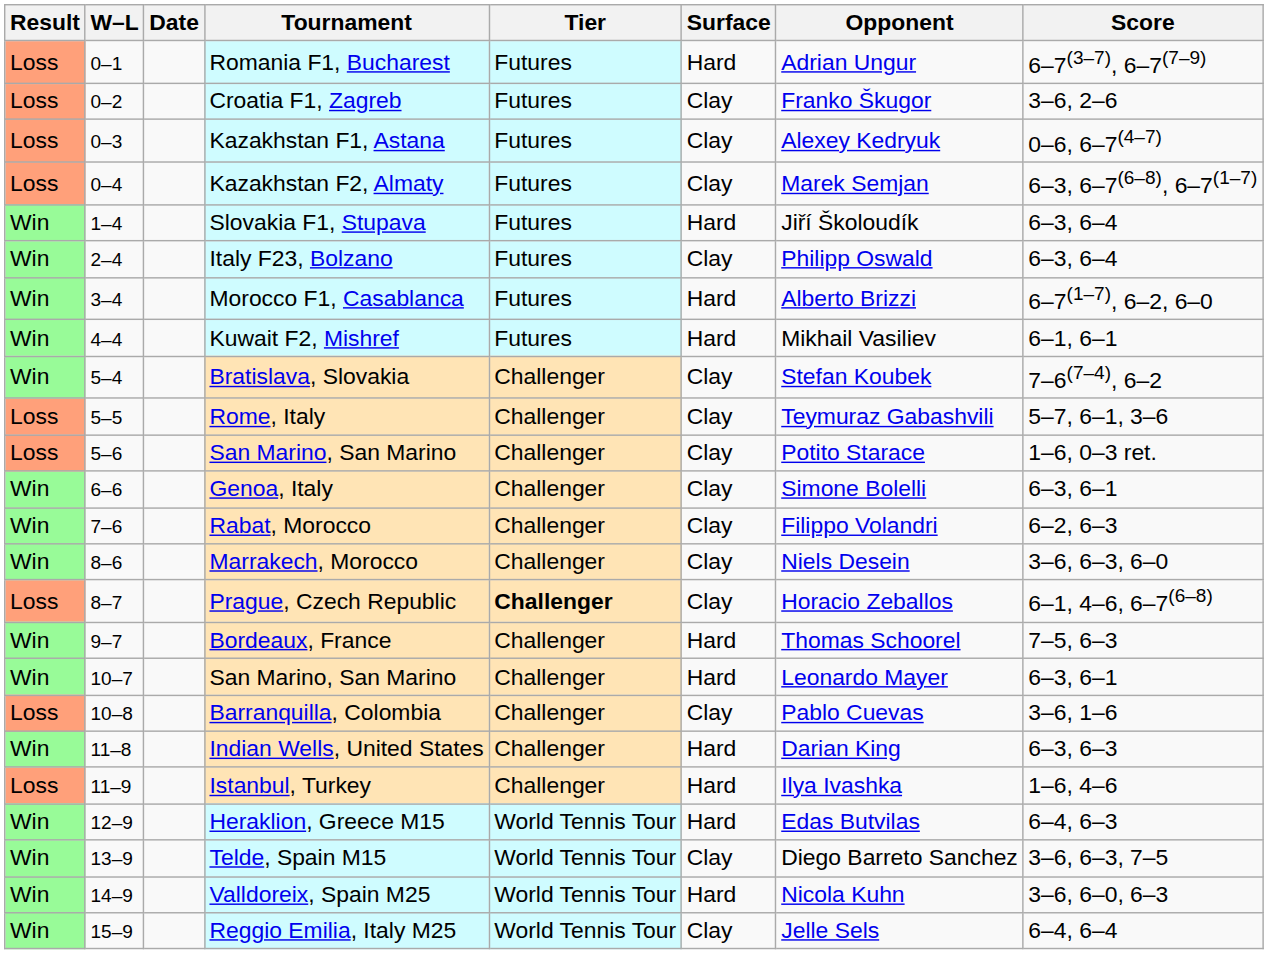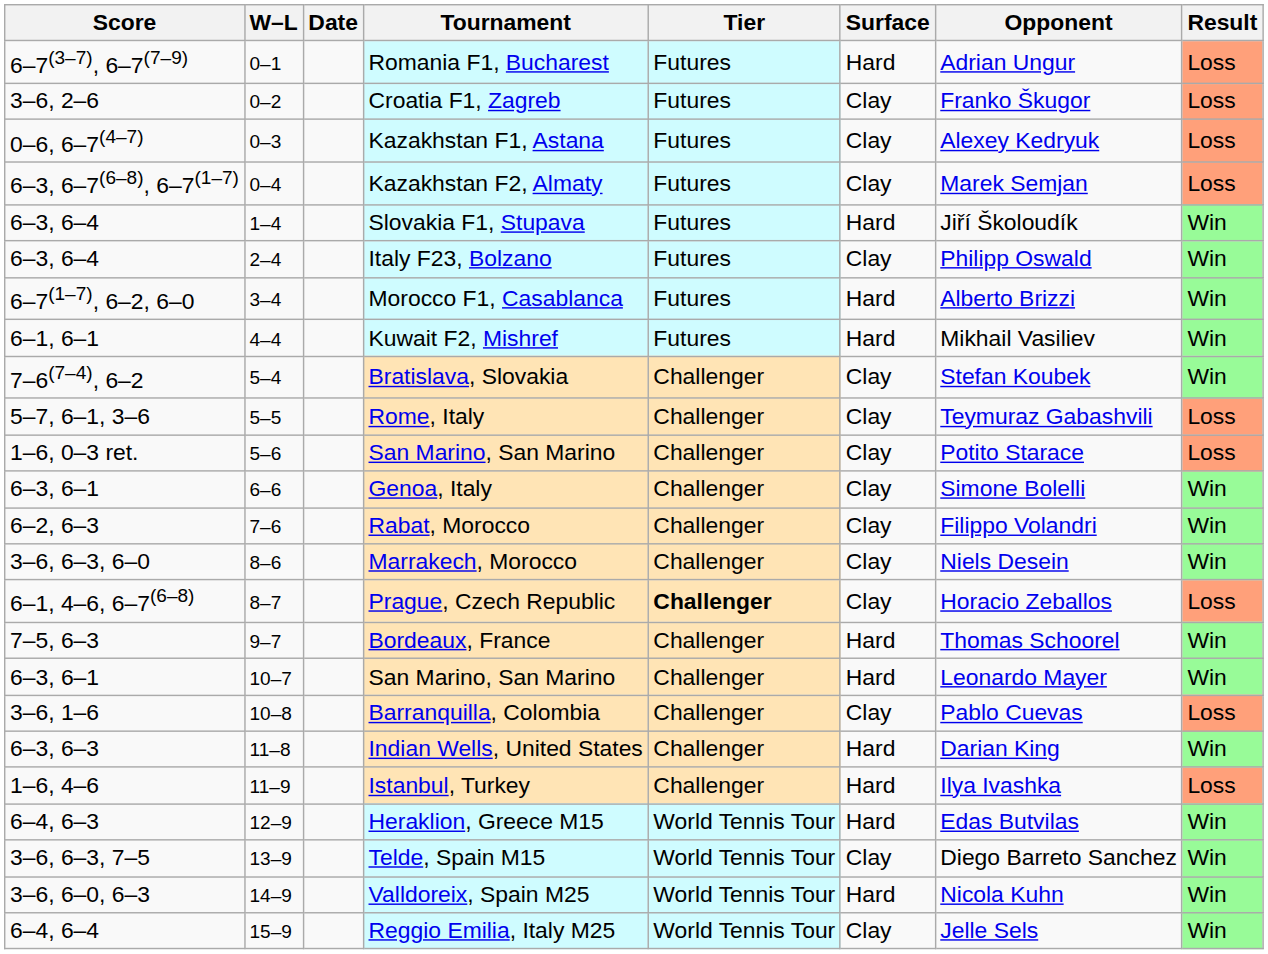columns swapped: (45, 22) <-> (1143, 22)
